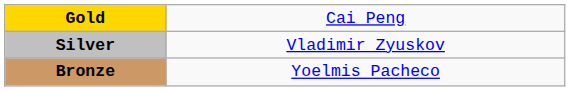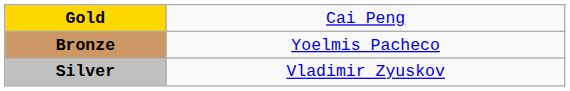rows swapped: (85, 45) <-> (85, 72)
